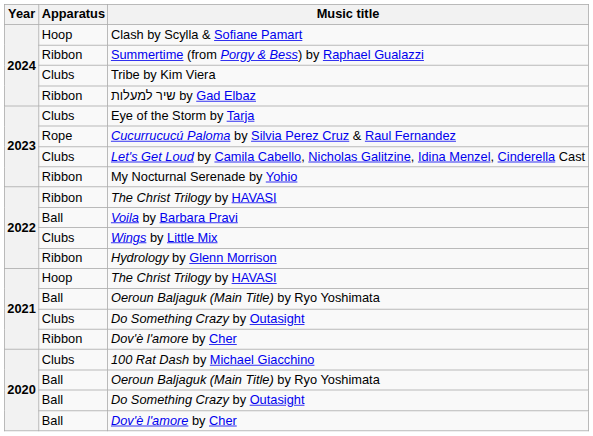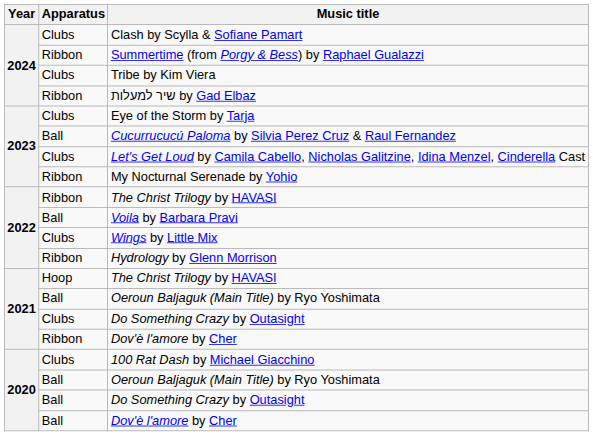(57, 34) Hoop -> (58, 34) Clubs
(57, 136) Rope -> (52, 136) Ball
